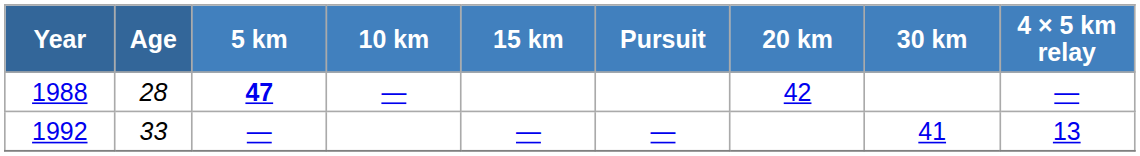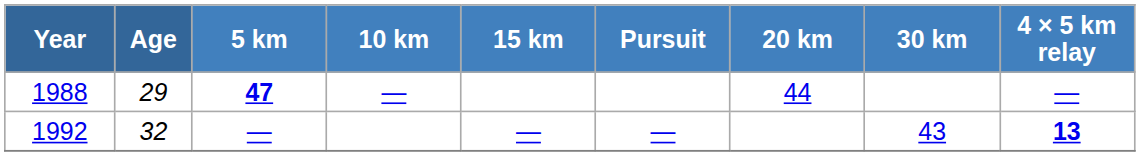(153, 92) 28 -> (153, 92) 29
(798, 92) 42 -> (798, 92) 44
(153, 132) 33 -> (153, 132) 32
(932, 132) 41 -> (932, 132) 43
(1067, 132) normal -> (1067, 132) bold
